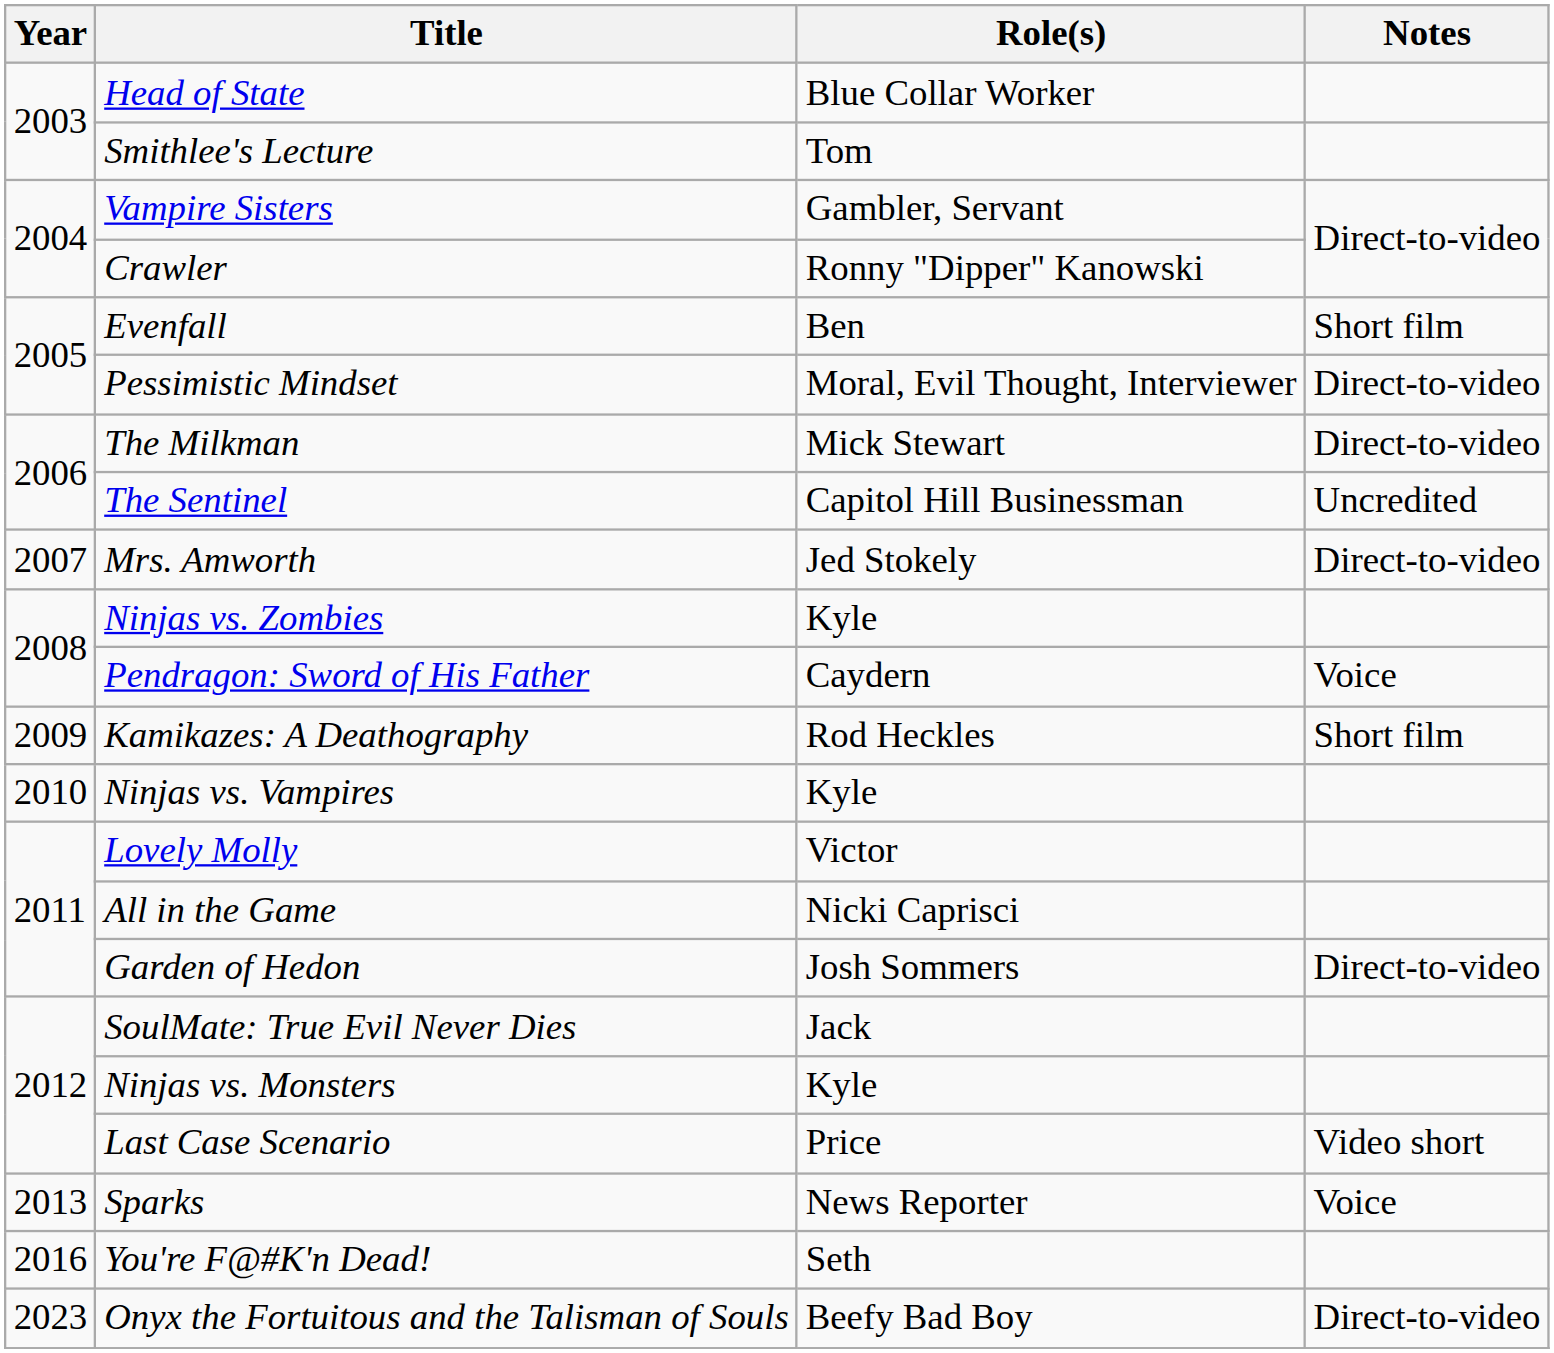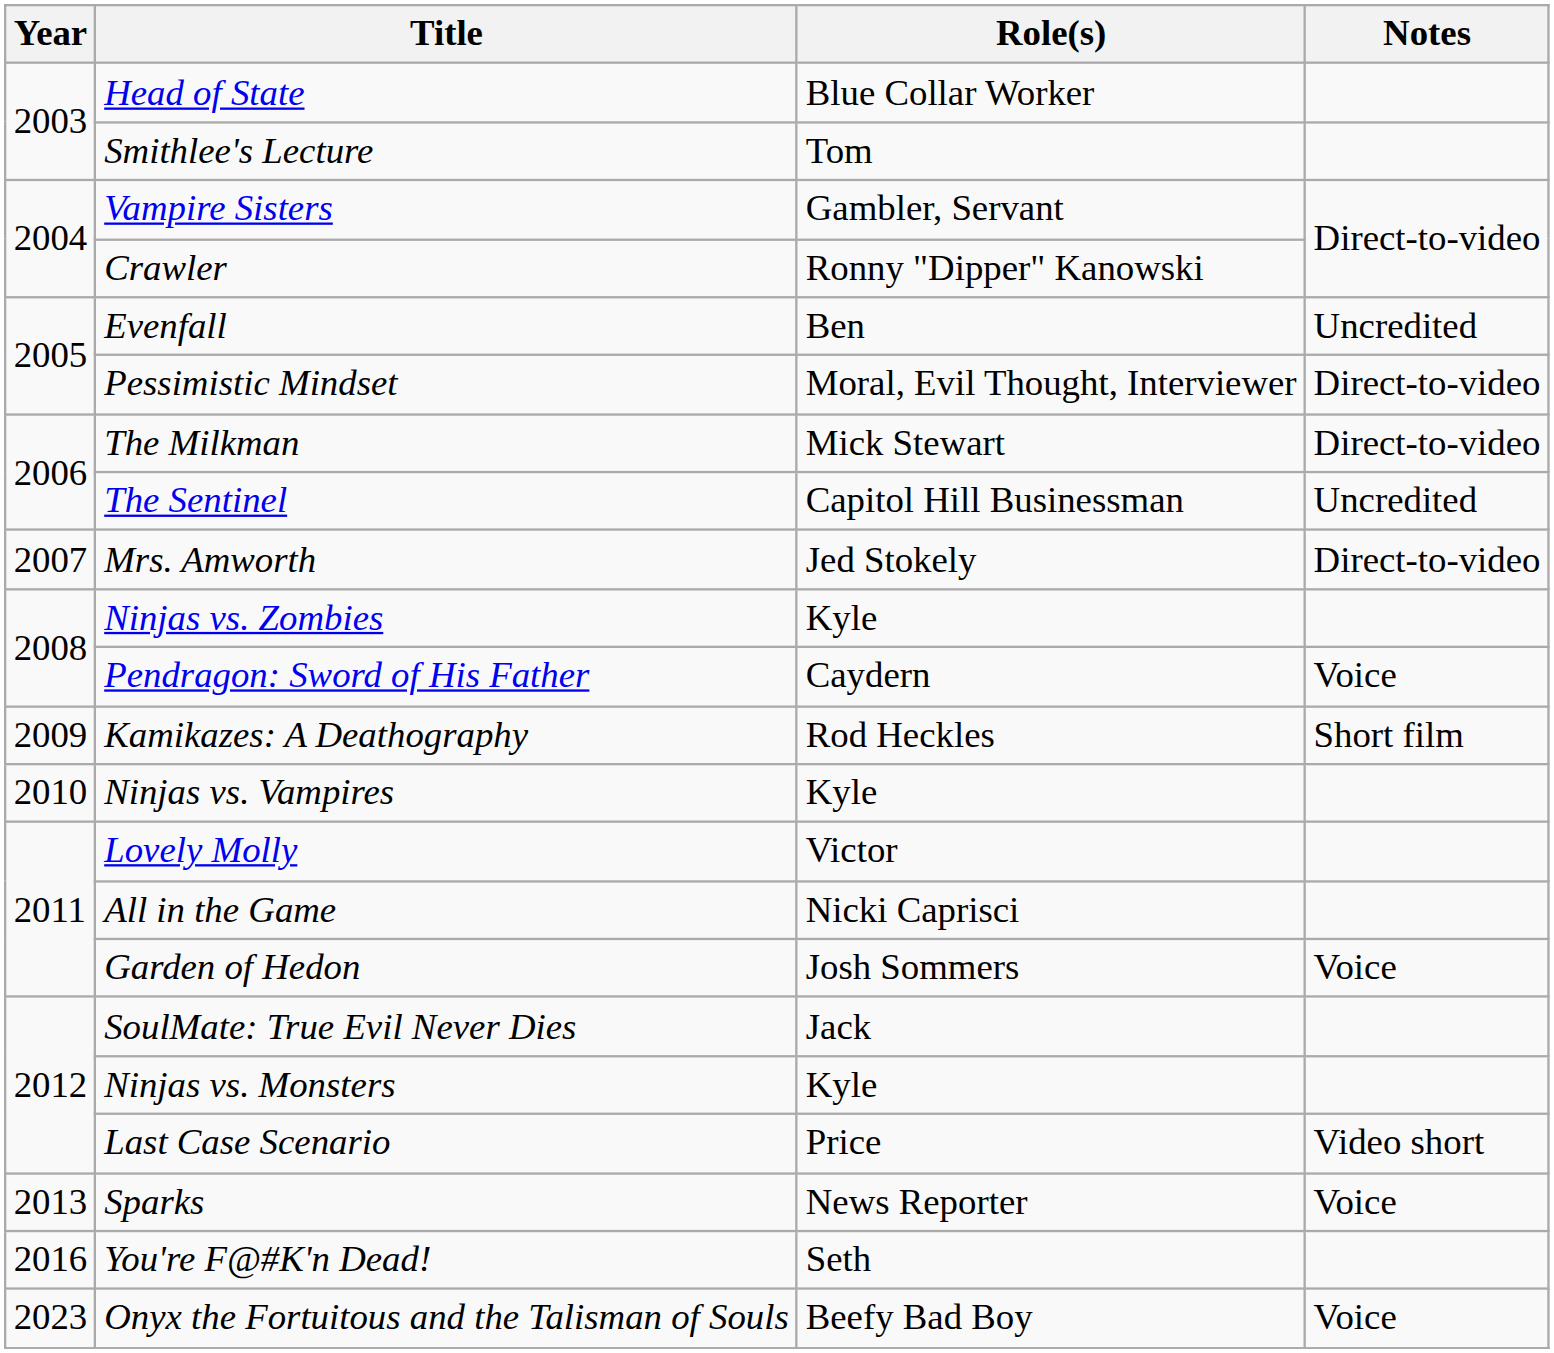(1389, 325) Short film -> (1395, 325) Uncredited
(1427, 967) Direct-to-video -> (1355, 967) Voice
(1427, 1317) Direct-to-video -> (1355, 1317) Voice
